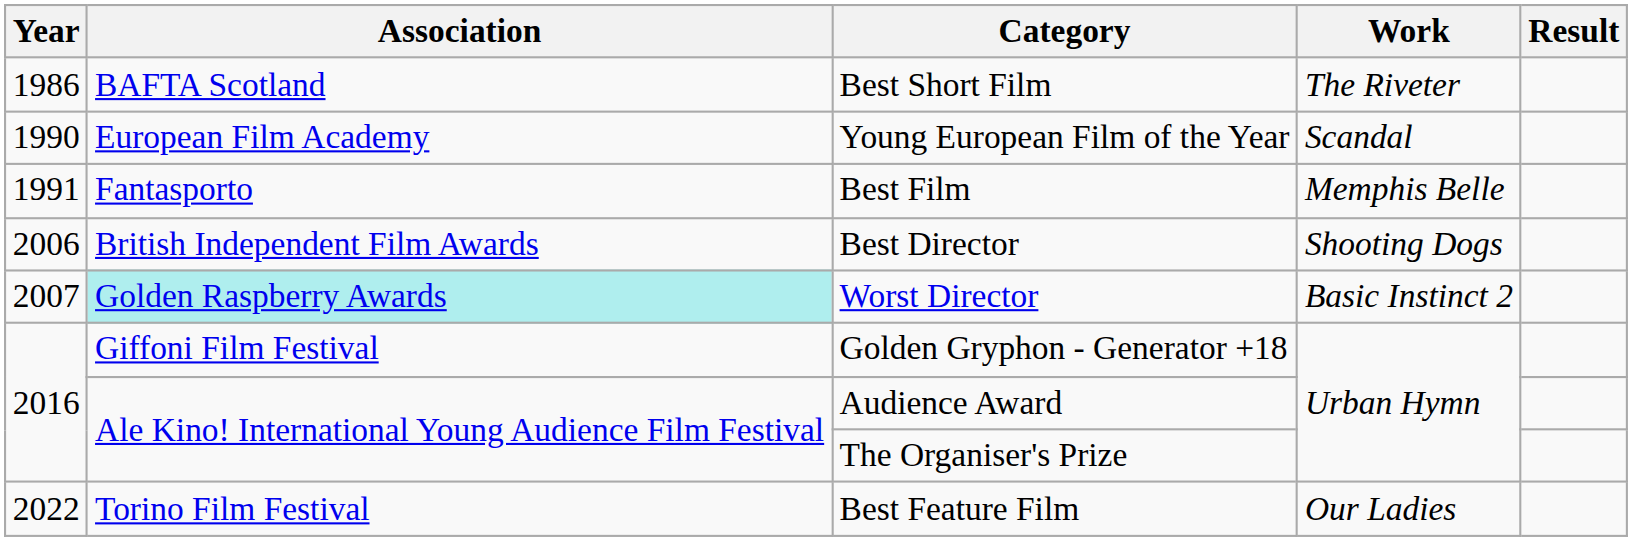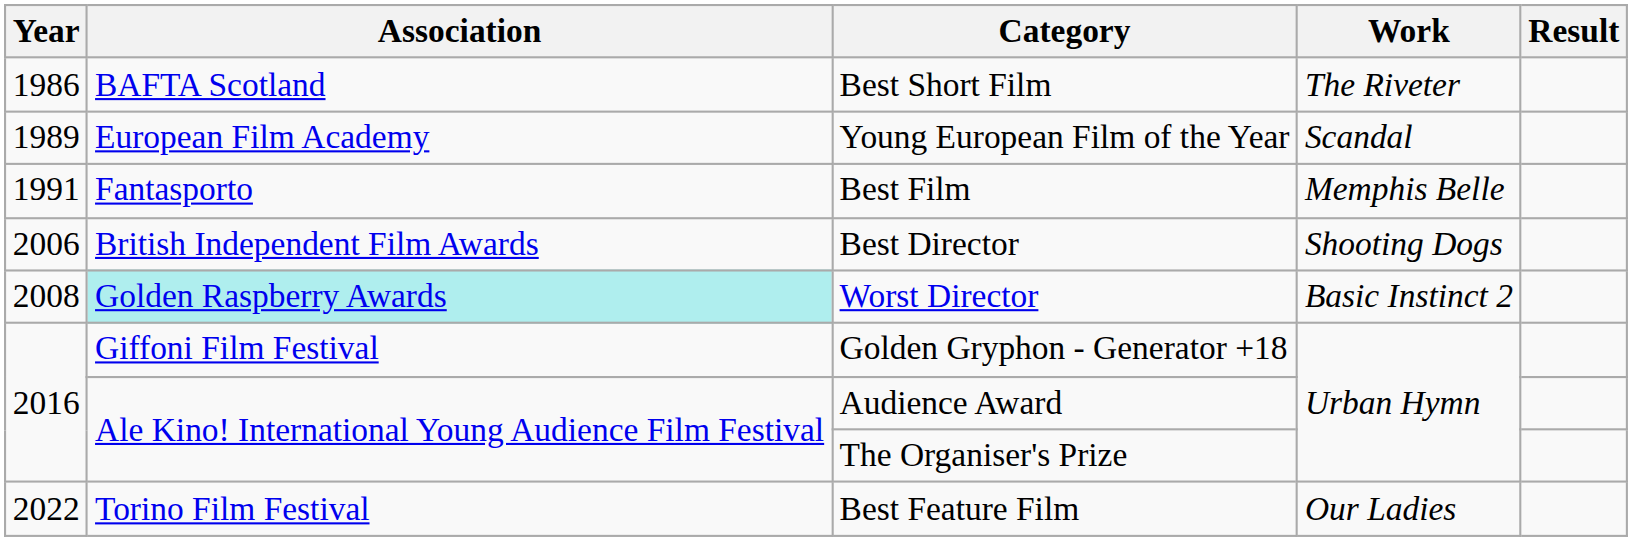(46, 137) 1990 -> (46, 137) 1989
(46, 296) 2007 -> (46, 296) 2008
